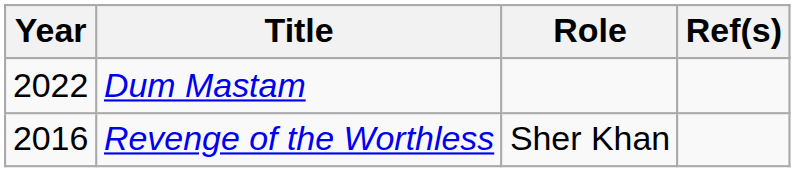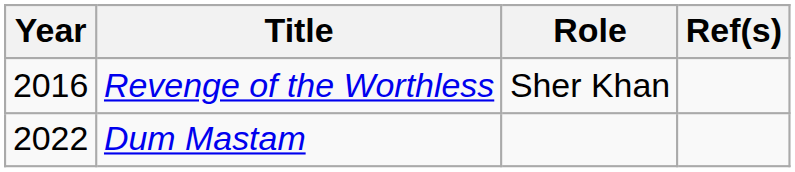rows swapped: (299, 138) <-> (205, 85)
